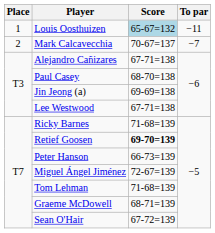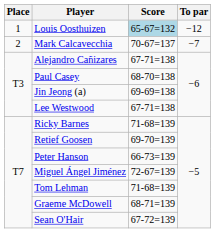(194, 28) −11 -> (194, 28) −12
(153, 140) bold -> (153, 140) normal
